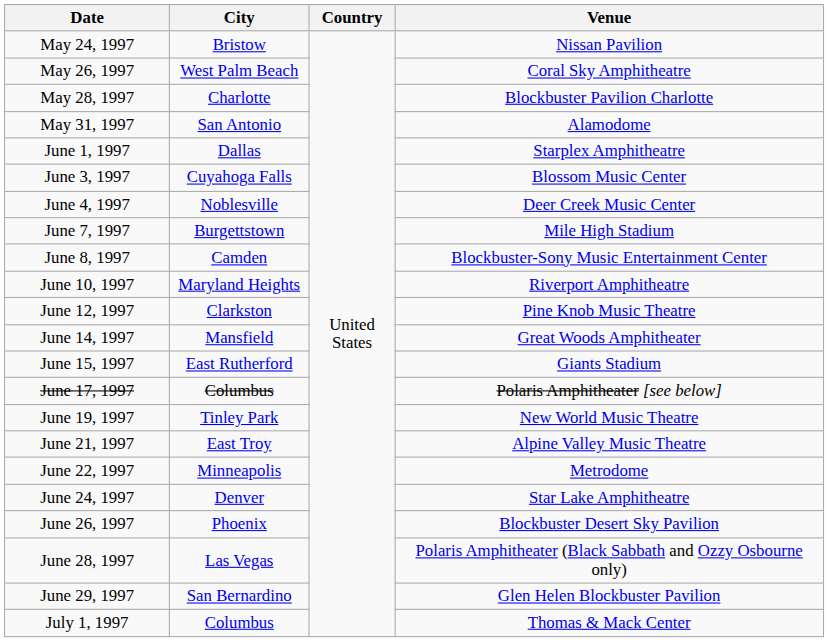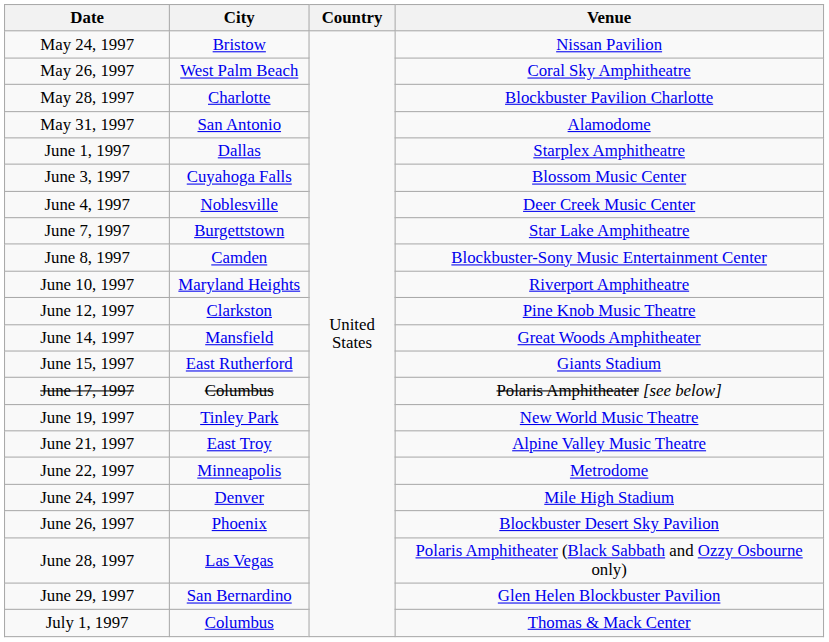(609, 230) Mile High Stadium -> (609, 230) Star Lake Amphitheatre
(609, 497) Star Lake Amphitheatre -> (609, 497) Mile High Stadium
